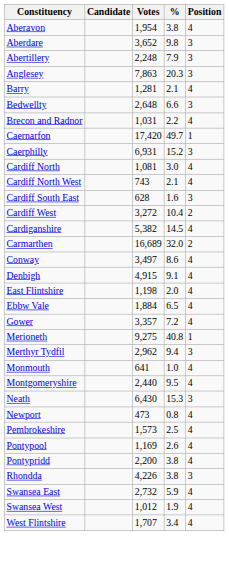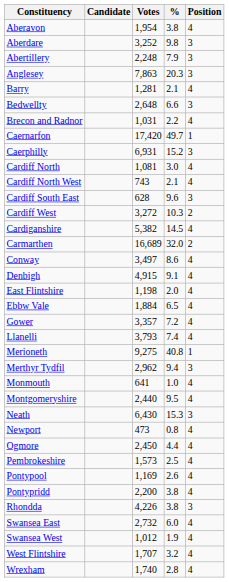(146, 43) 3,652 -> (146, 43) 3,252
(172, 197) 1.6 -> (172, 197) 9.6
(175, 213) 10.4 -> (175, 213) 10.3
+ row: (22, 337)
+ row: (23, 445)
(172, 492) 5.9 -> (172, 523) 6.0
(172, 523) 3.4 -> (172, 553) 3.2
+ row: (26, 569)
